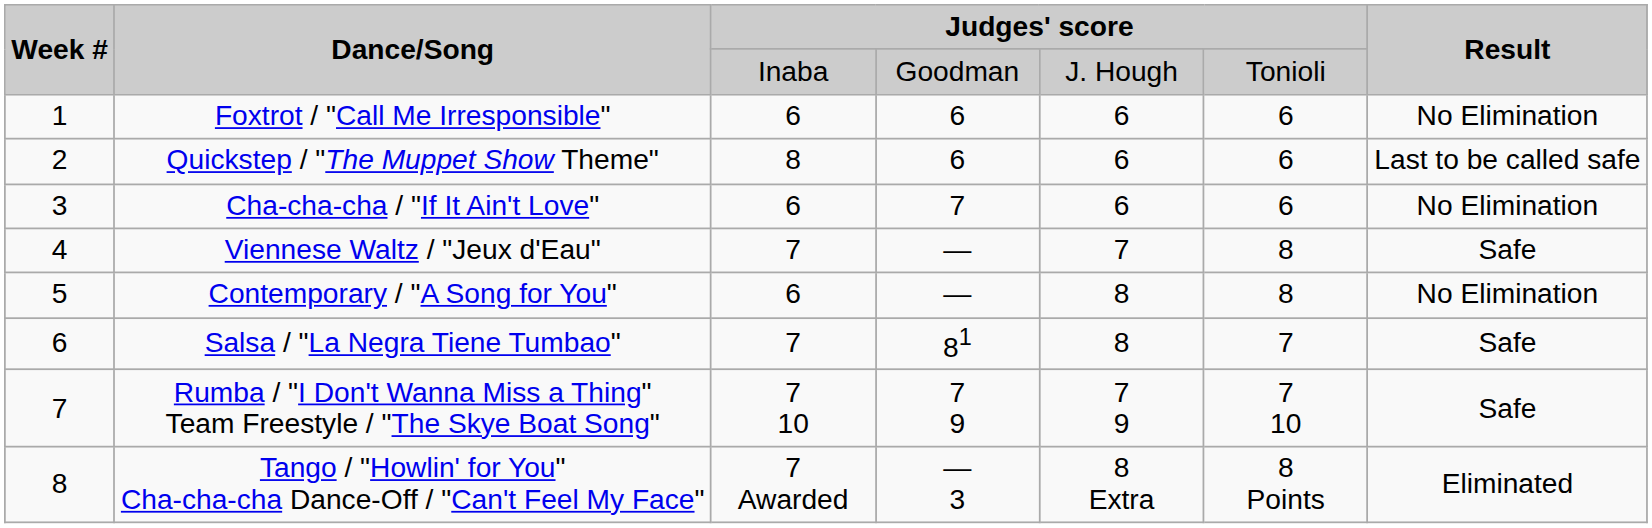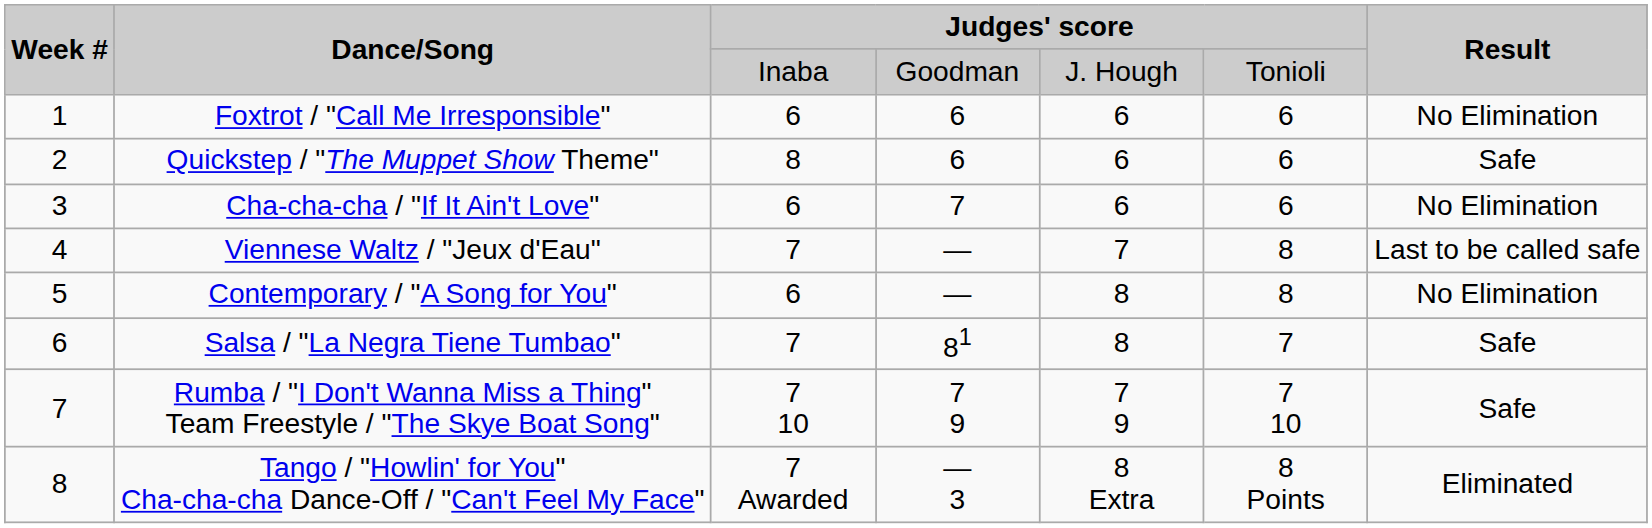(1507, 160) Last to be called safe -> (1507, 160) Safe
(1507, 250) Safe -> (1507, 250) Last to be called safe
